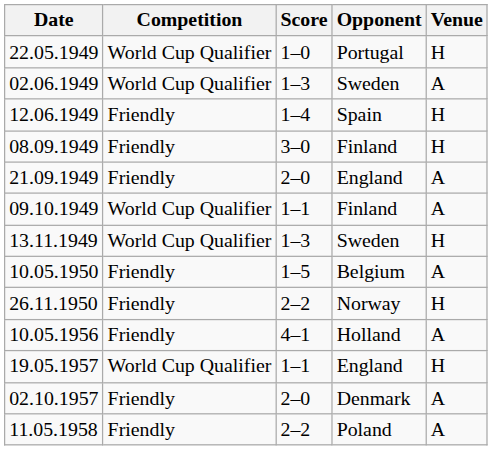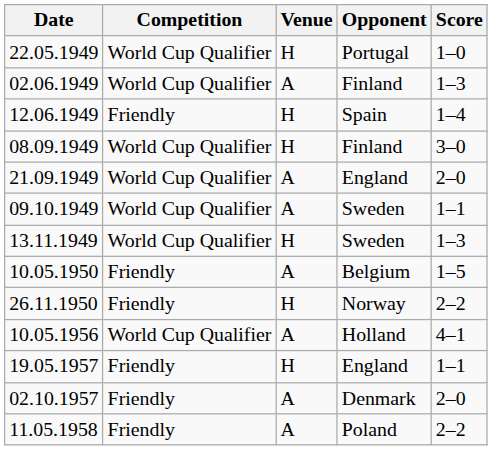columns swapped: (457, 20) <-> (304, 20)
(368, 83) Sweden -> (372, 83) Finland
(141, 146) Friendly -> (189, 146) World Cup Qualifier
(141, 177) Friendly -> (189, 177) World Cup Qualifier
(367, 209) Finland -> (373, 209) Sweden
(141, 334) Friendly -> (189, 334) World Cup Qualifier
(189, 366) World Cup Qualifier -> (141, 366) Friendly
